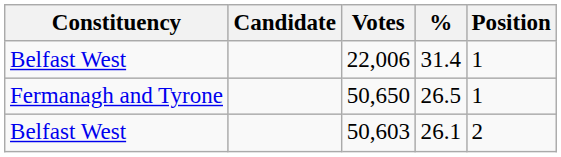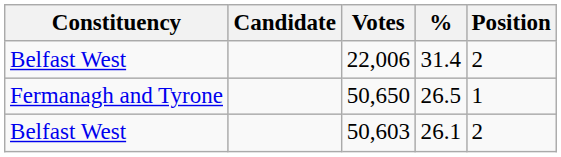(477, 59) 1 -> (477, 59) 2
